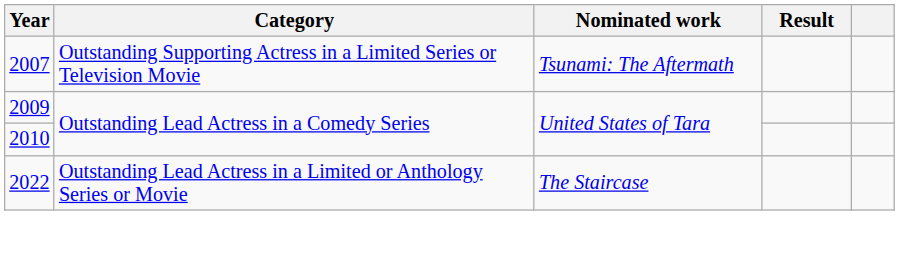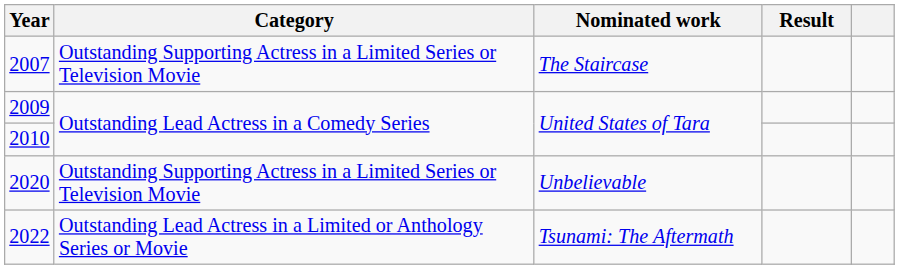(636, 63) Tsunami: The Aftermath -> (593, 63) The Staircase
+ row: (29, 182)
(594, 182) The Staircase -> (636, 237) Tsunami: The Aftermath
